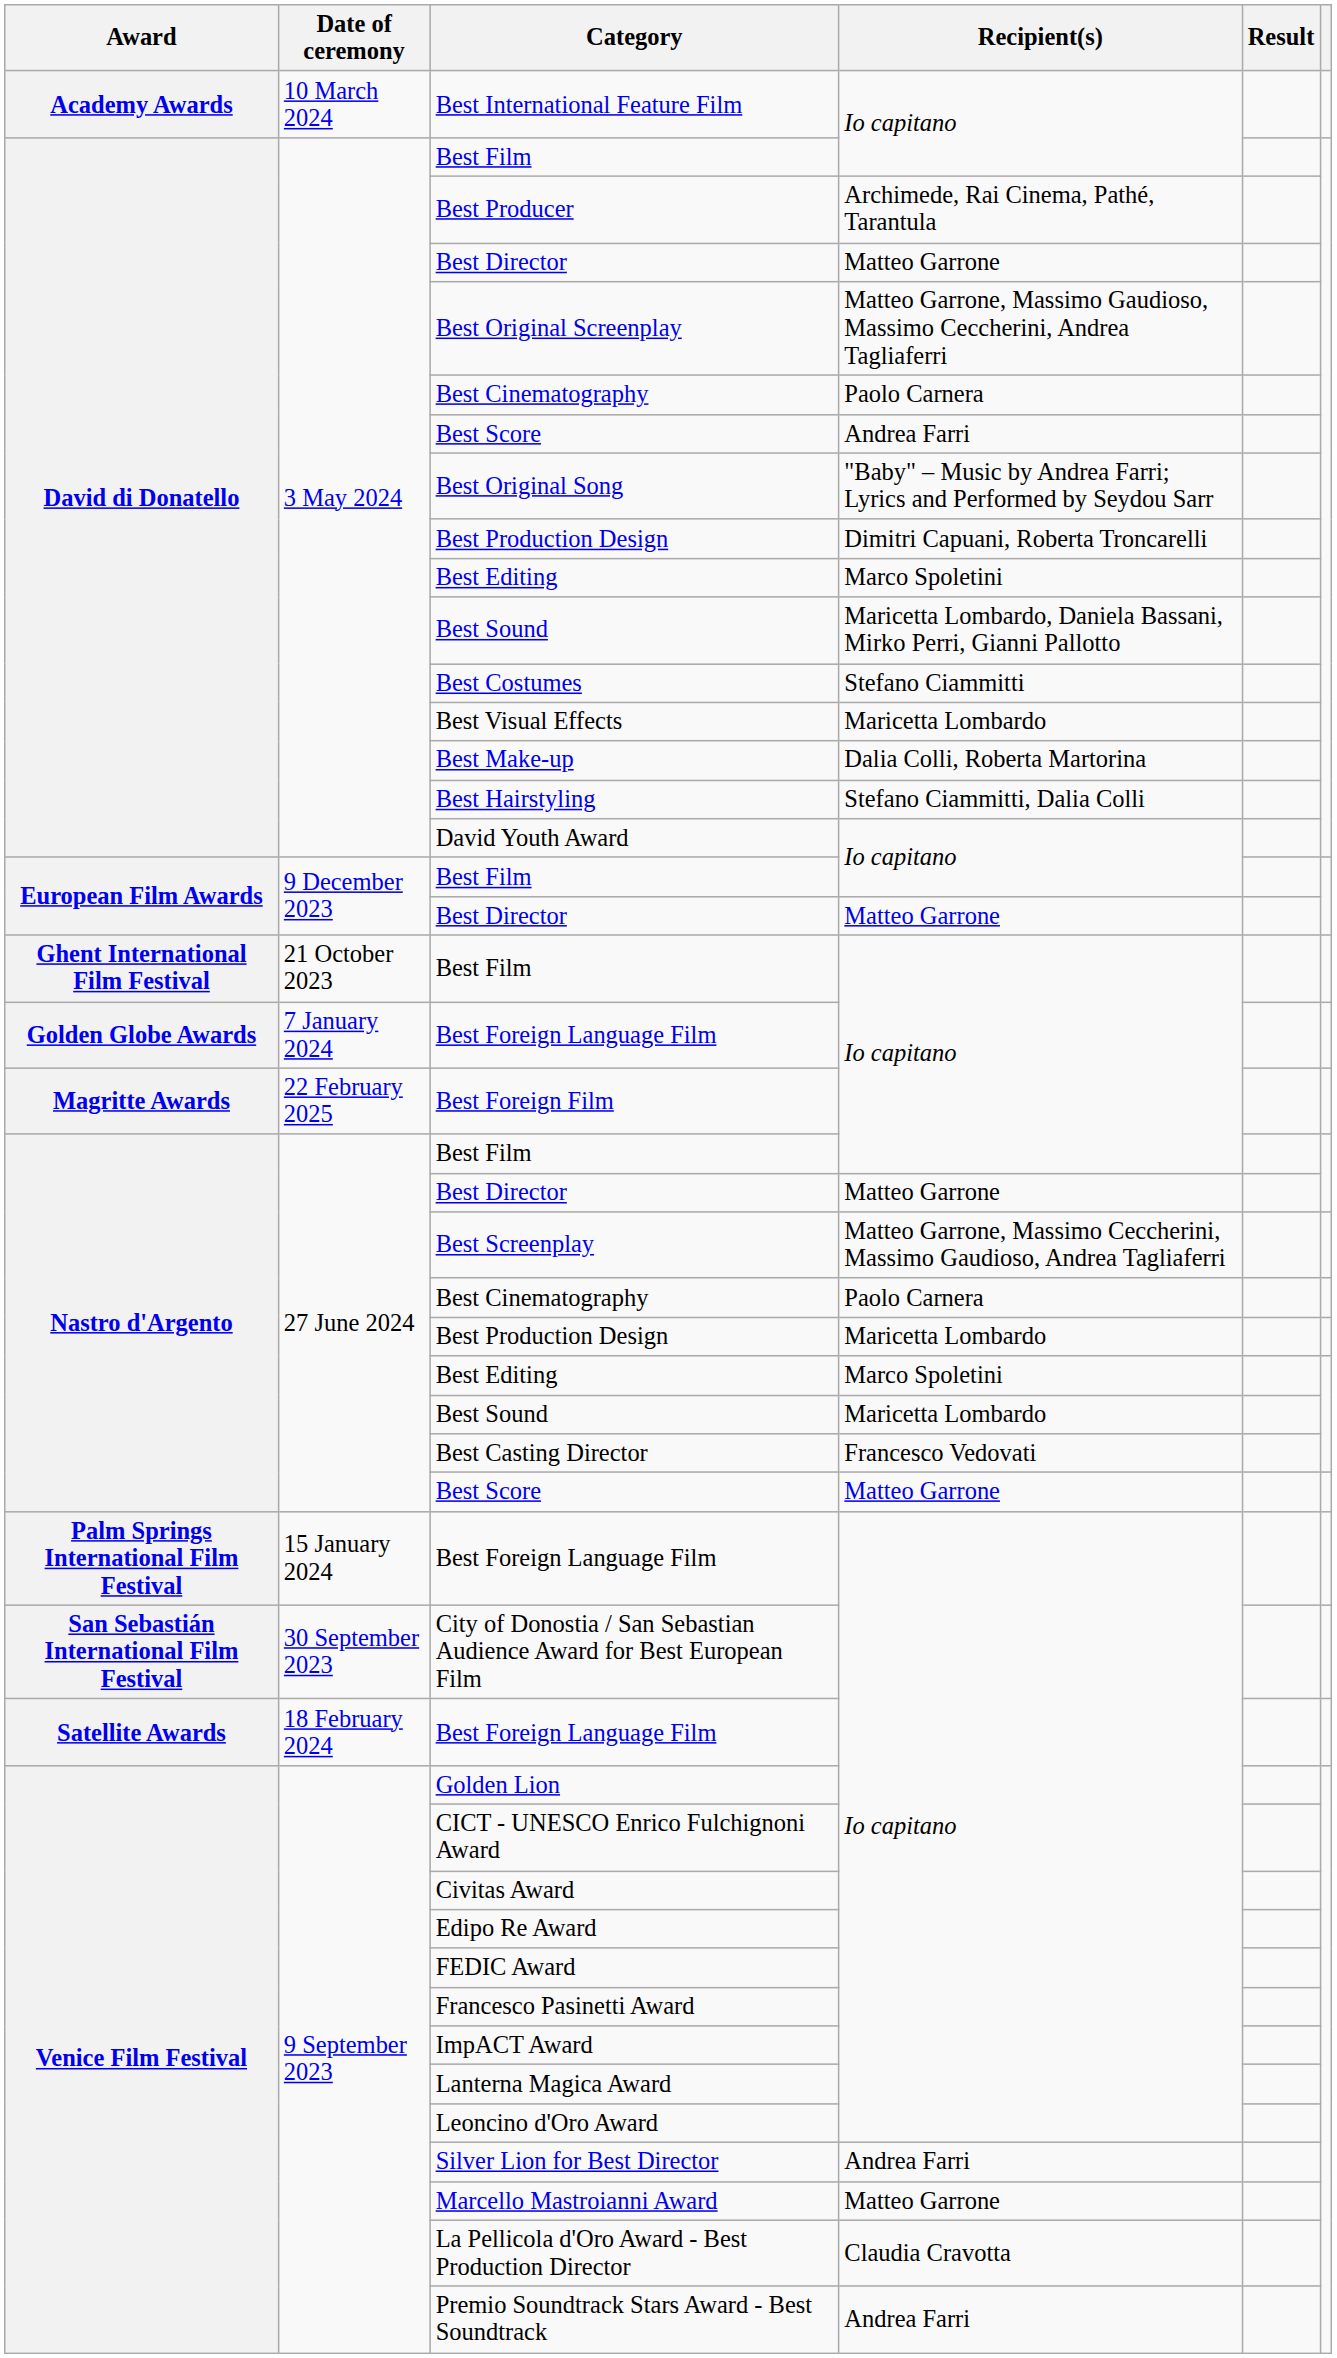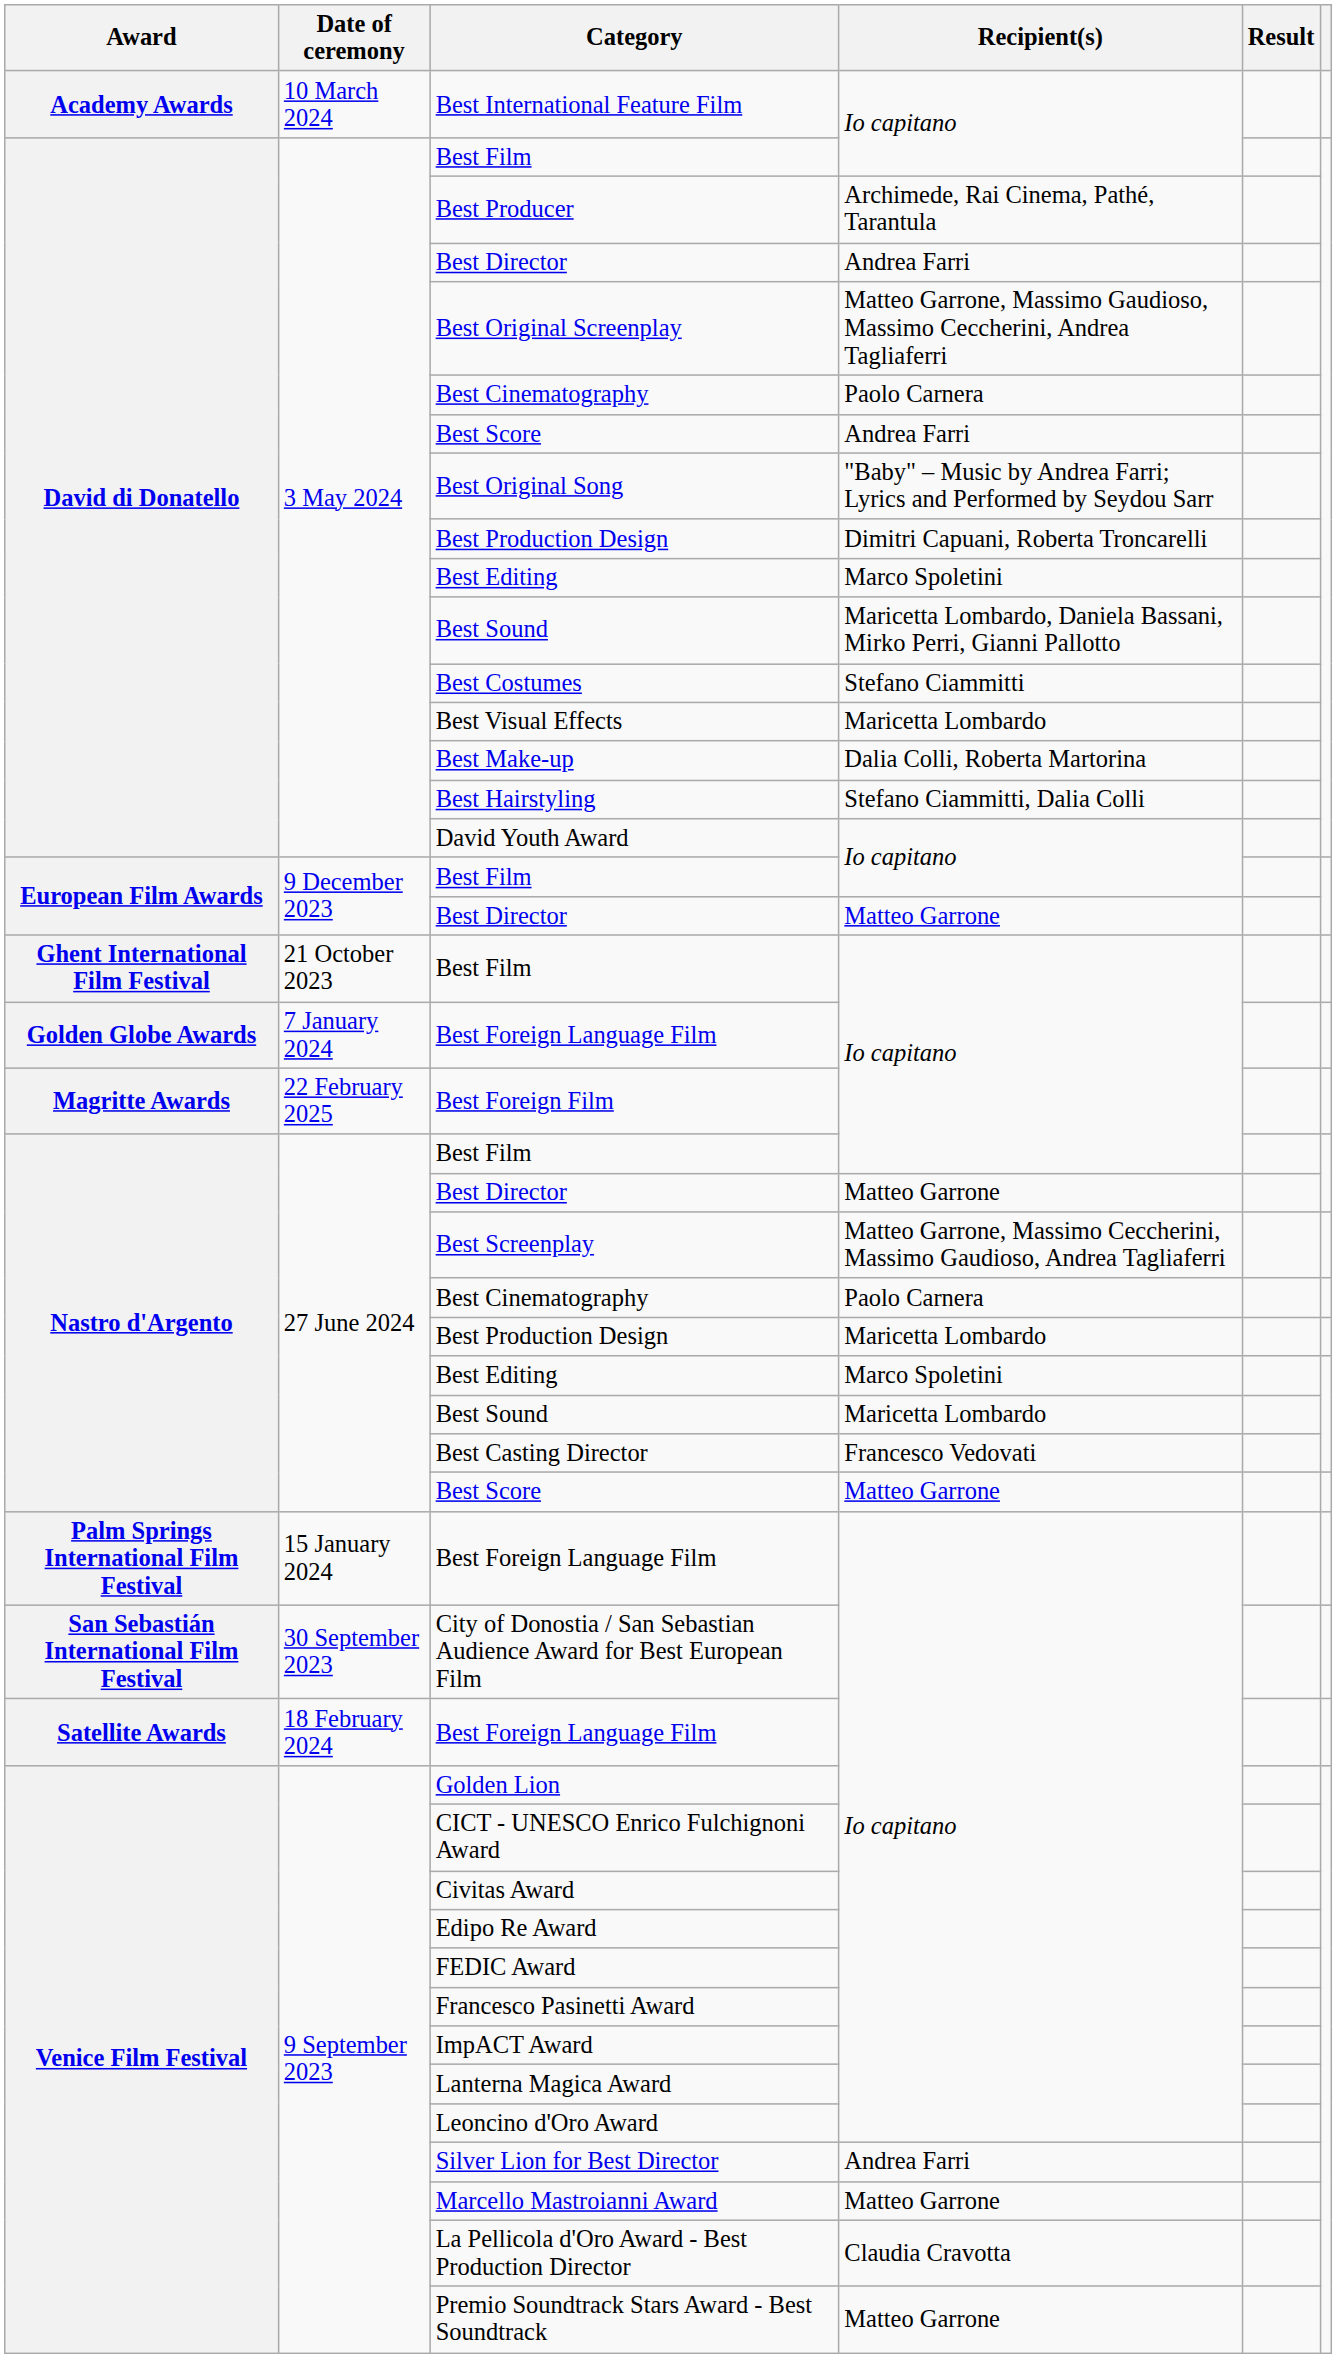(922, 261) Matteo Garrone -> (907, 261) Andrea Farri
(907, 2319) Andrea Farri -> (922, 2319) Matteo Garrone
